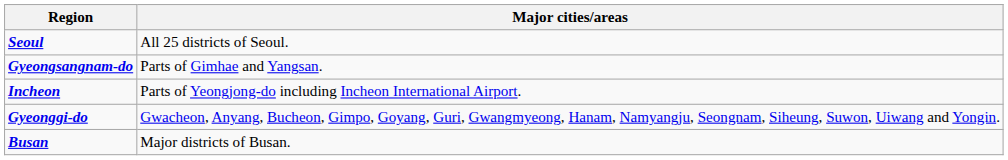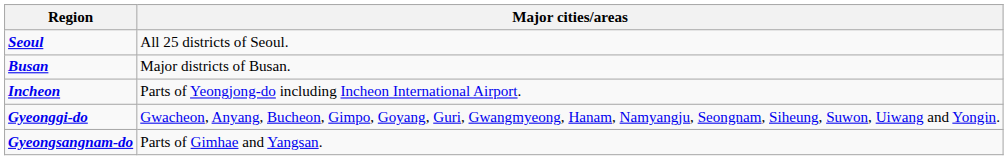rows swapped: (28, 142) <-> (71, 67)
